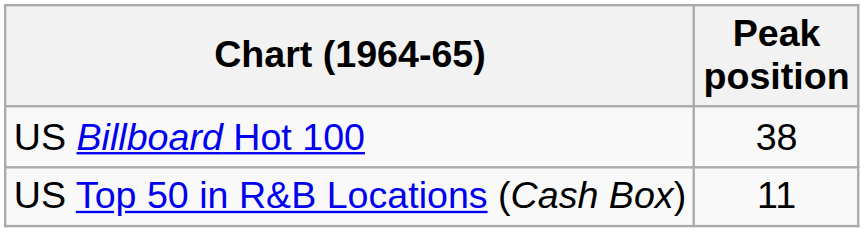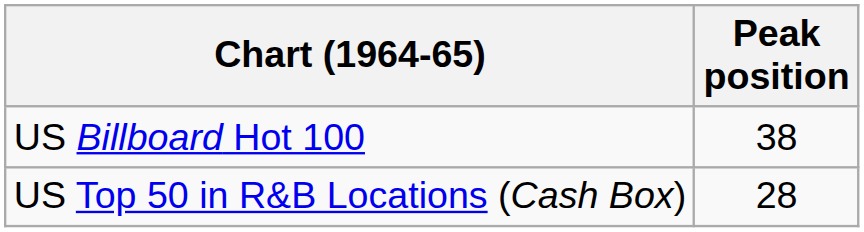(777, 195) 11 -> (777, 195) 28
